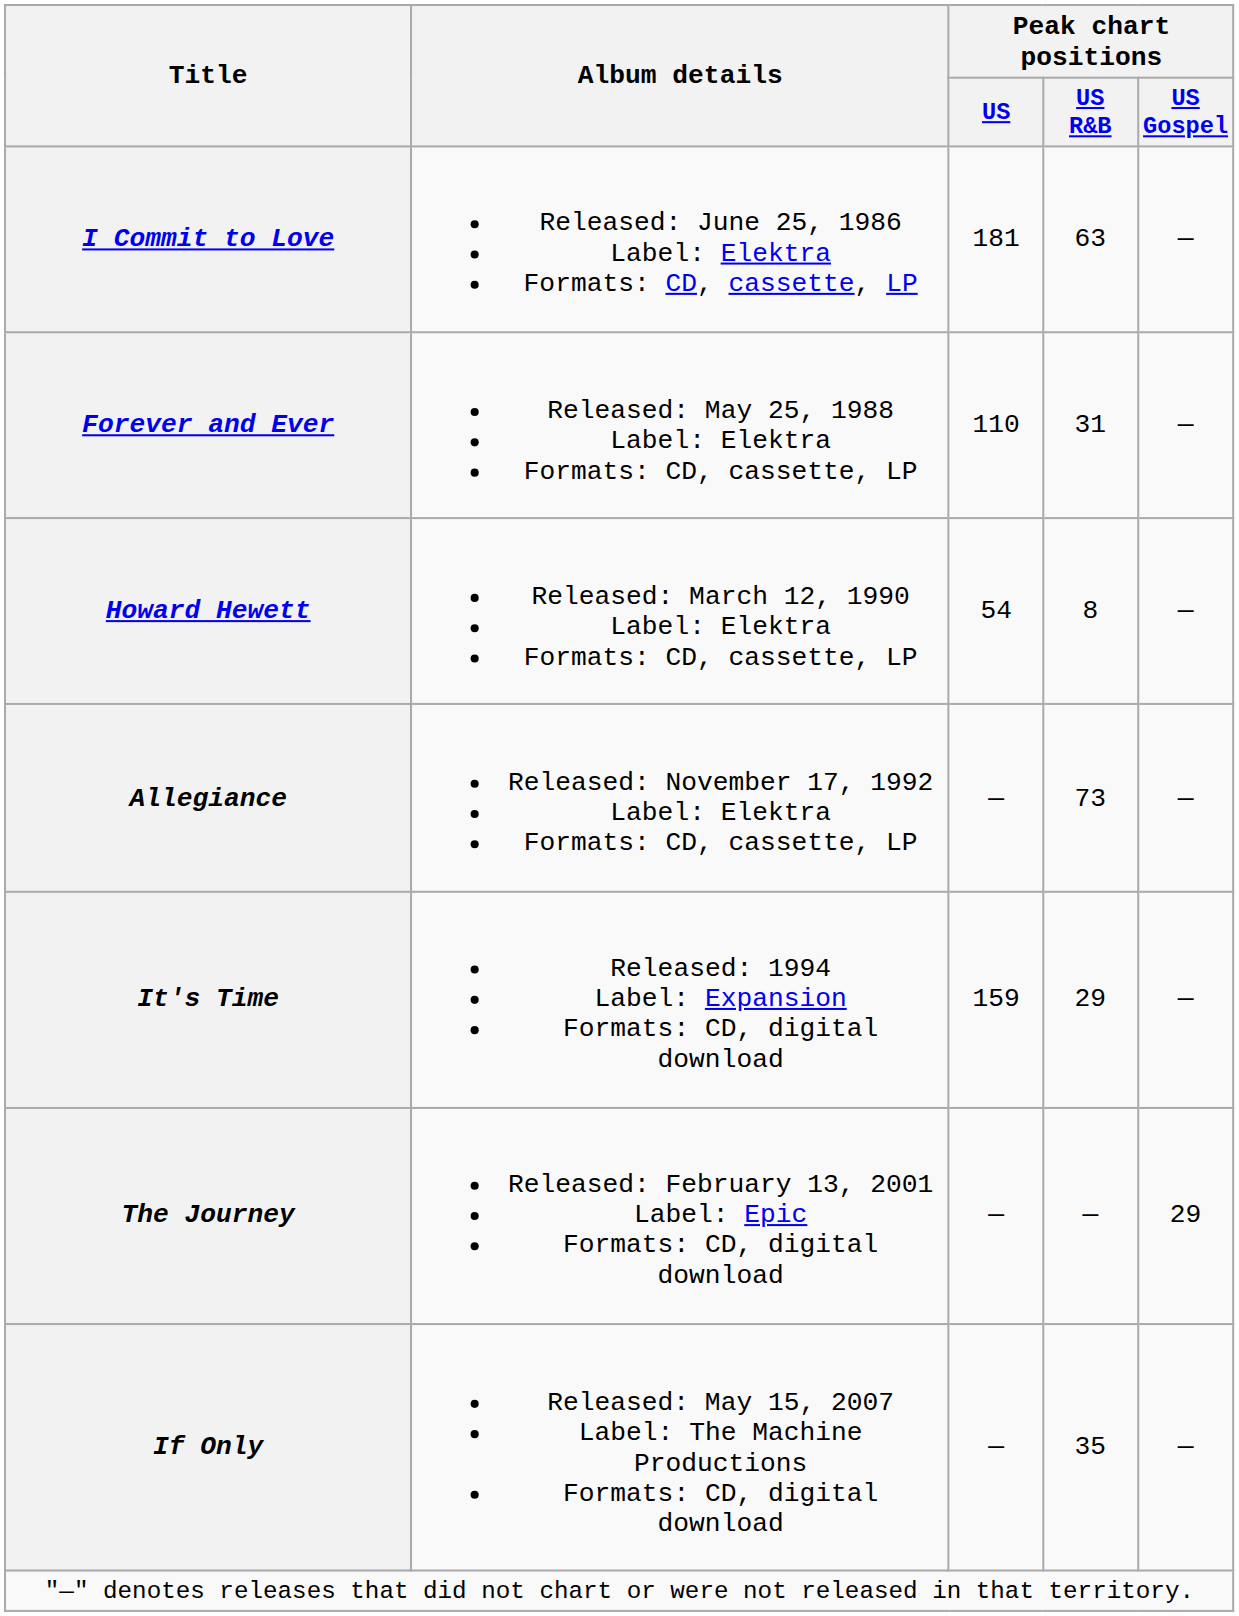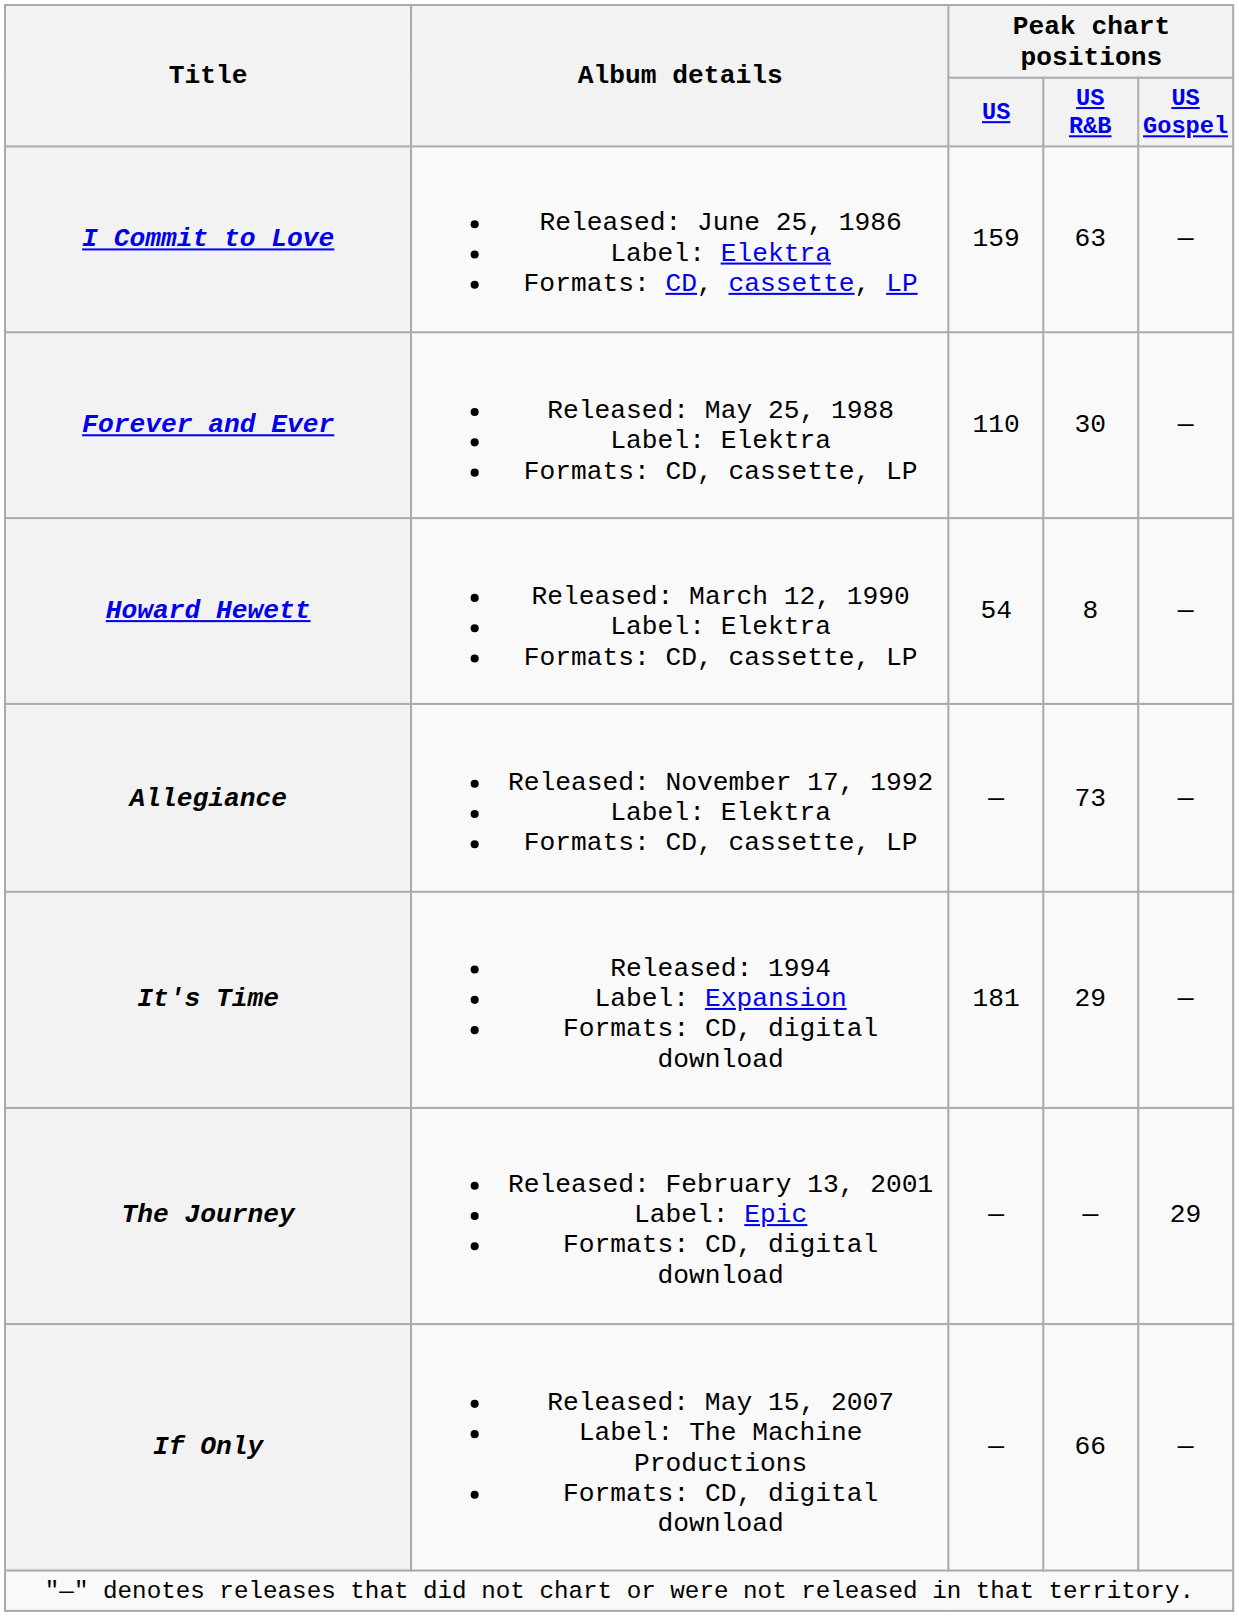(996, 239) 181 -> (996, 239) 159
(1090, 425) 31 -> (1090, 425) 30
(996, 999) 159 -> (996, 999) 181
(1090, 1447) 35 -> (1090, 1447) 66
